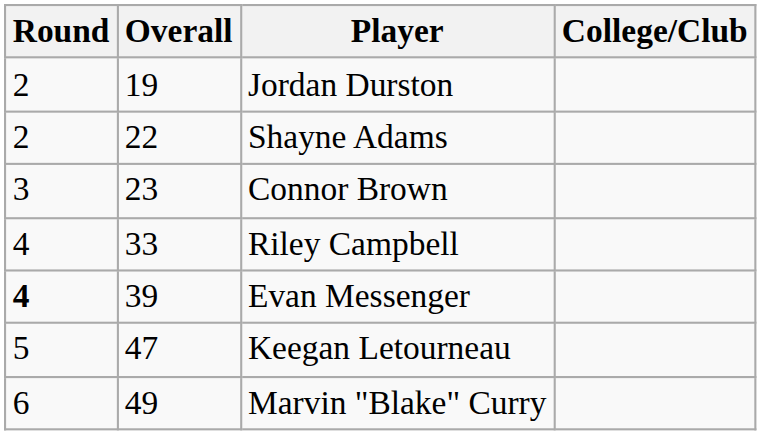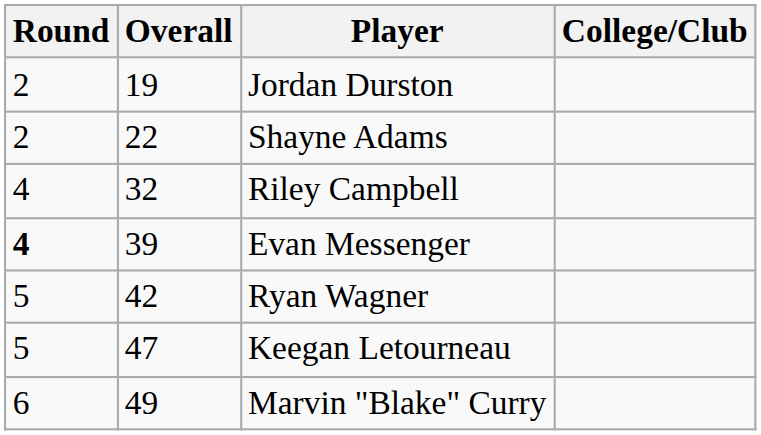- row: (348, 190)
(142, 243) 33 -> (142, 190) 32
+ row: (338, 296)
